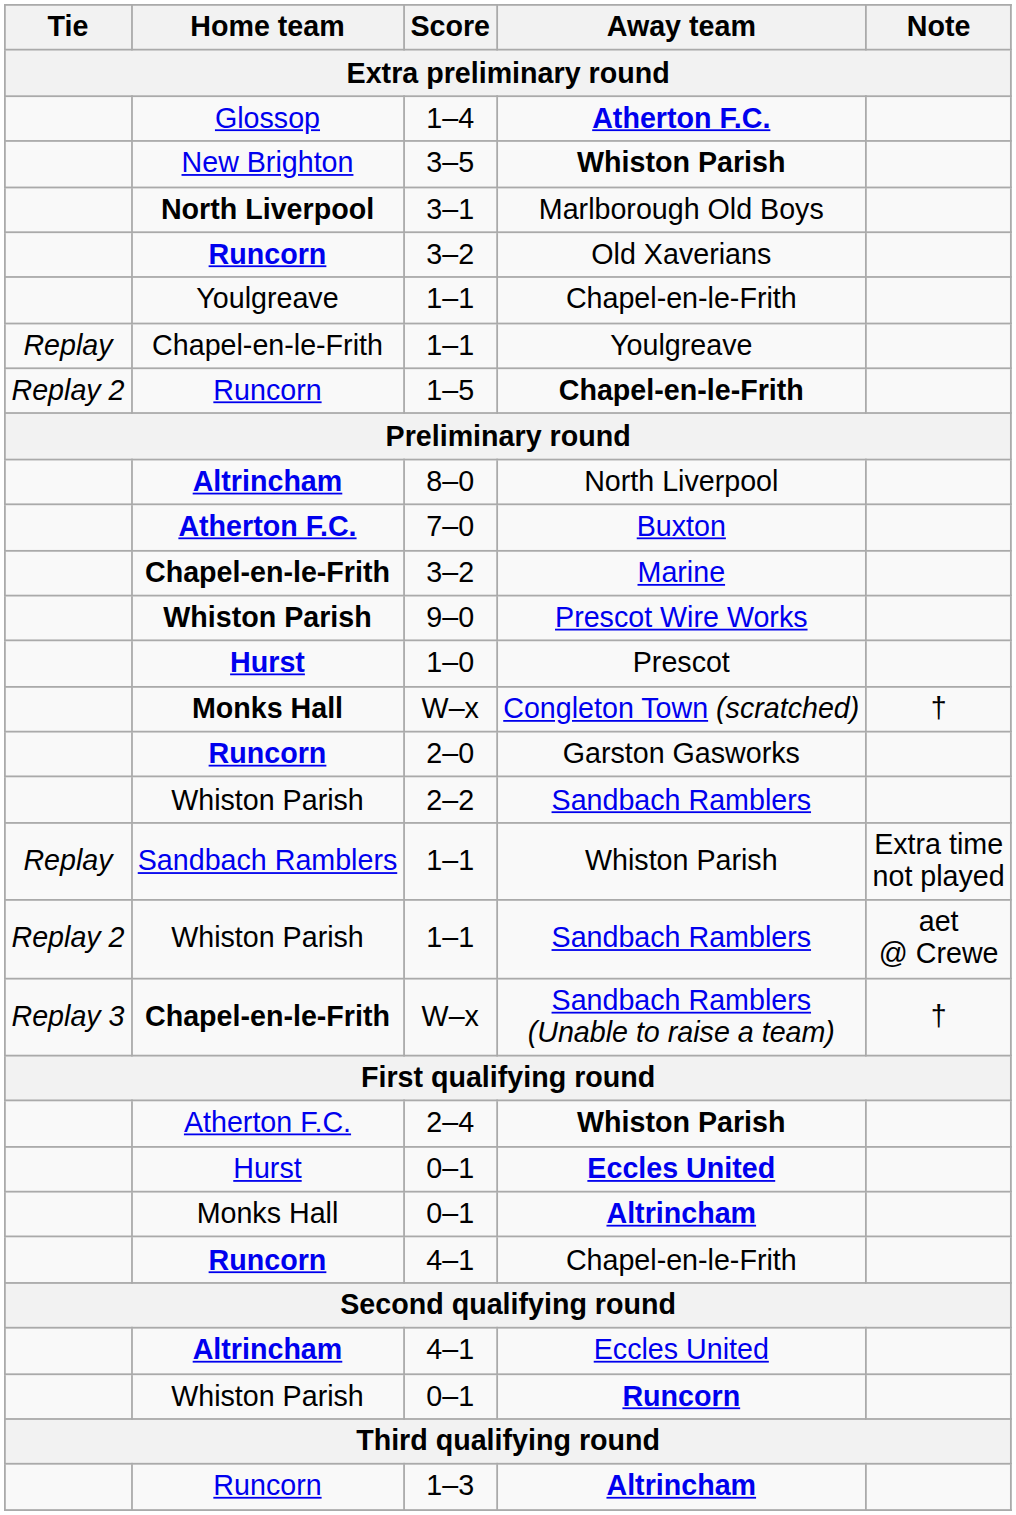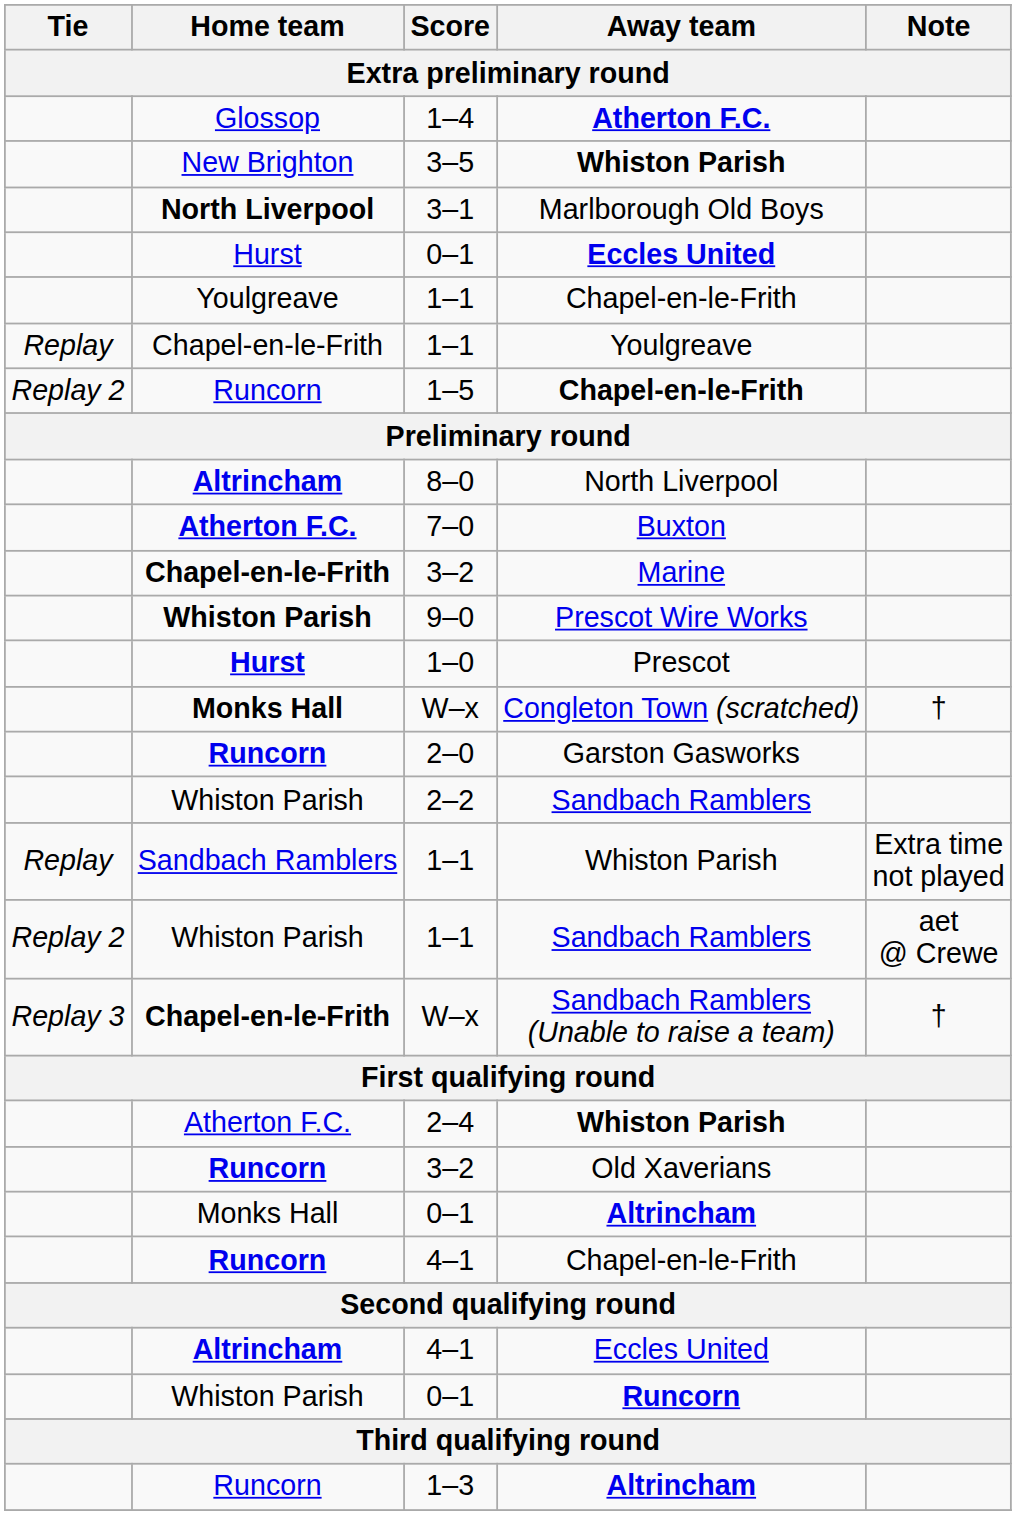rows swapped: (450, 254) <-> (450, 1168)
